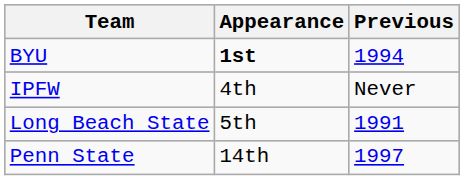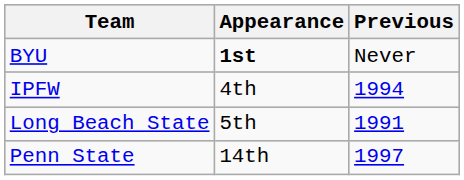(379, 56) 1994 -> (385, 56) Never
(385, 90) Never -> (379, 90) 1994
